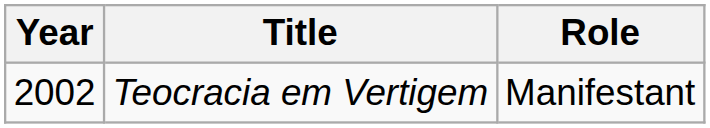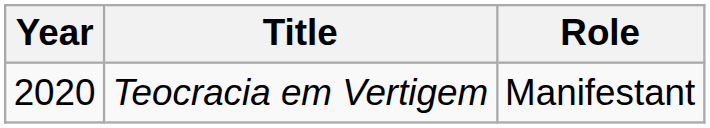(55, 92) 2002 -> (55, 92) 2020
